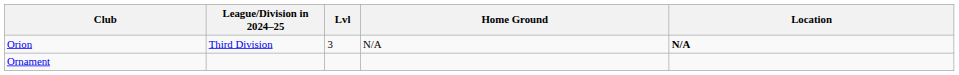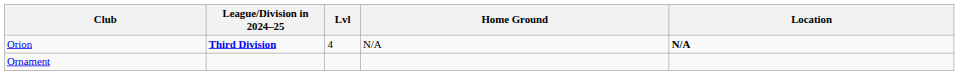(241, 44) normal -> (242, 44) bold
(330, 44) 3 -> (330, 44) 4
